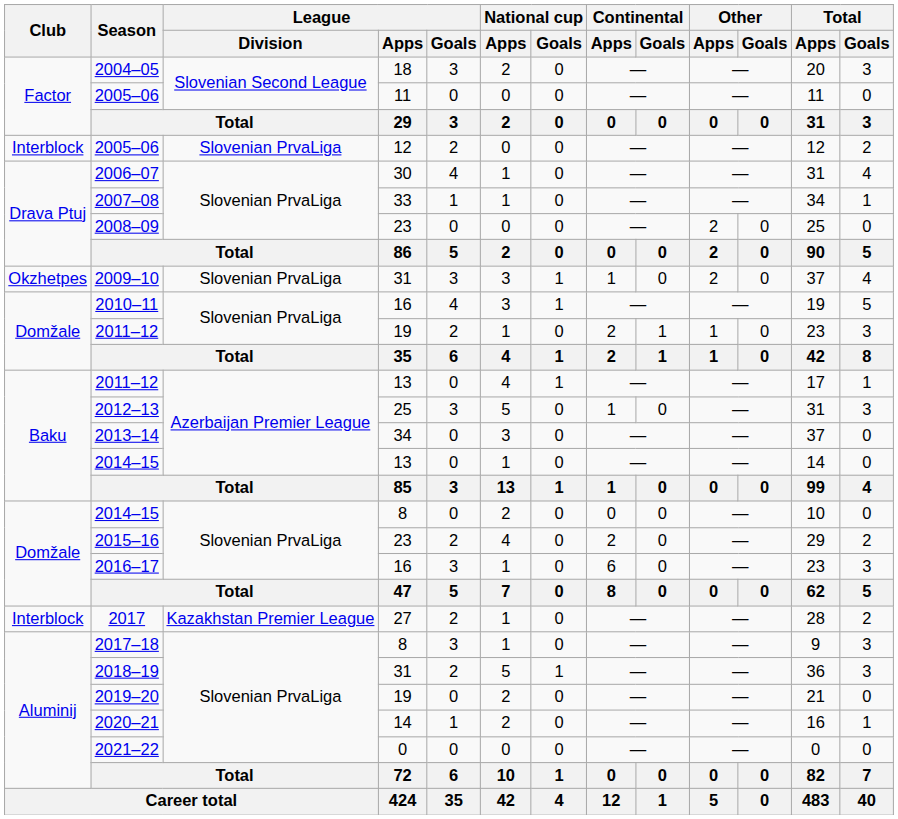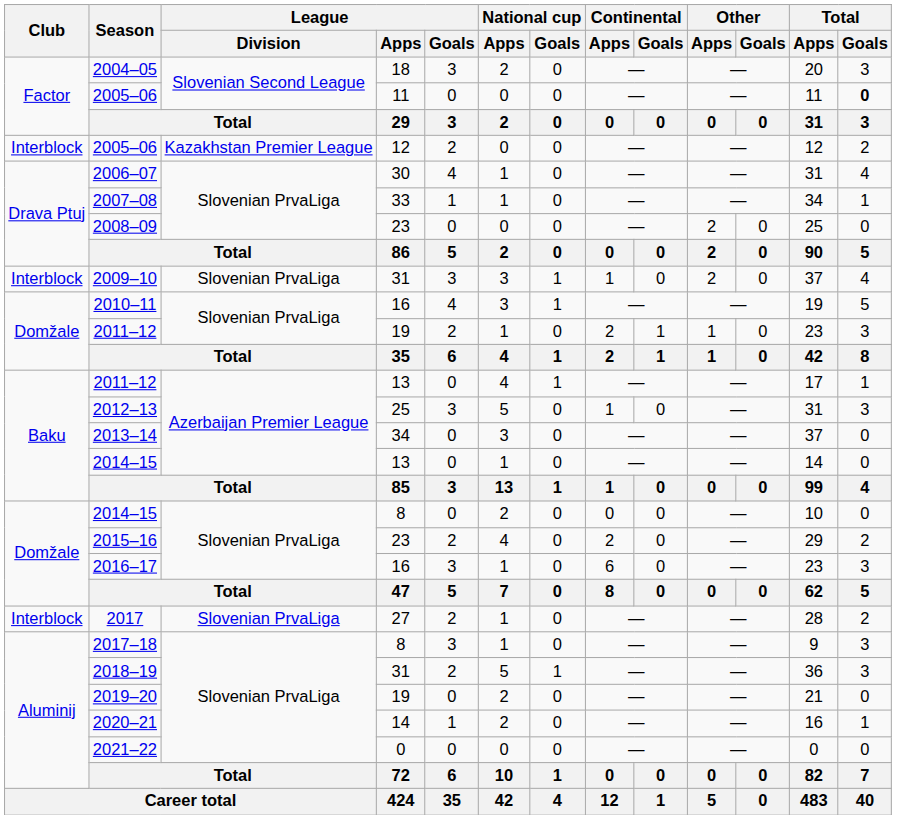(867, 95) normal -> (865, 95) bold
(270, 148) Slovenian PrvaLiga -> (269, 148) Kazakhstan Premier League
(48, 278) Okzhetpes -> (47, 278) Interblock
(270, 618) Kazakhstan Premier League -> (269, 618) Slovenian PrvaLiga
